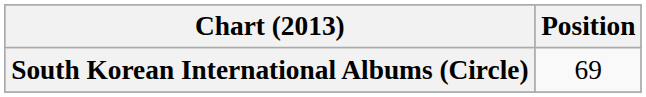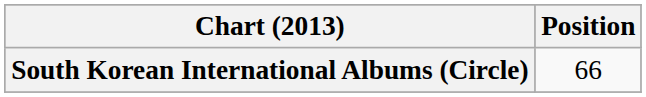(588, 69) 69 -> (588, 69) 66
